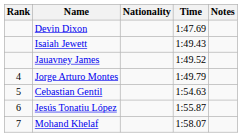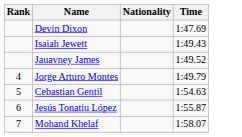- column: (223, 12)
